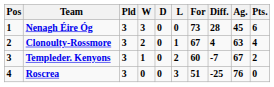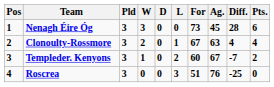columns swapped: (240, 12) <-> (219, 12)
